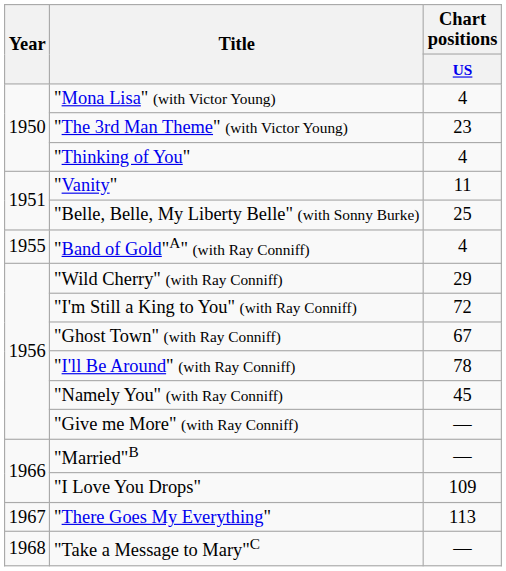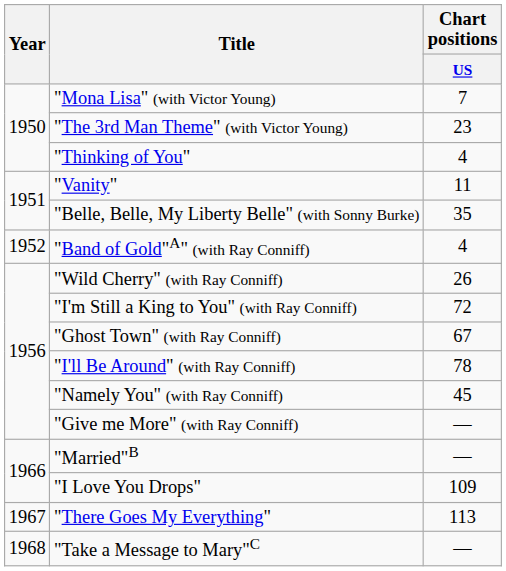(463, 98) 4 -> (463, 98) 7
(463, 214) 25 -> (463, 214) 35
(27, 246) 1955 -> (27, 246) 1952
(463, 278) 29 -> (463, 278) 26
